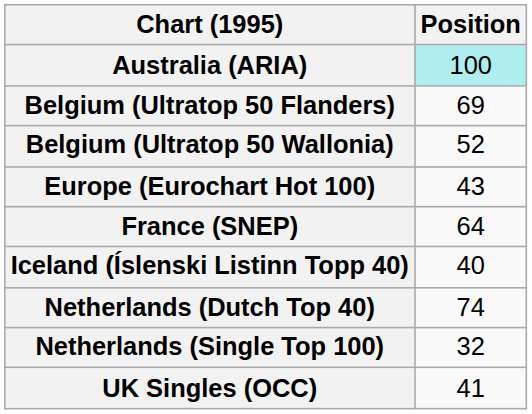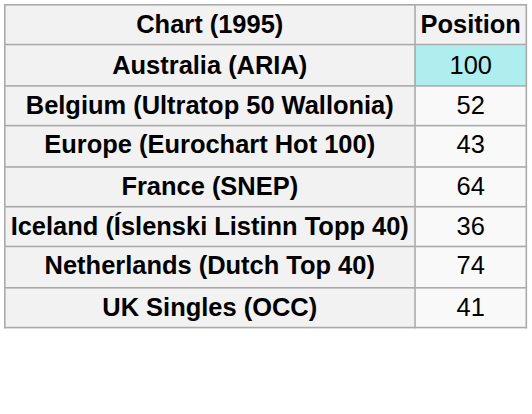- row: (210, 105)
(471, 266) 40 -> (471, 226) 36
- row: (210, 347)
